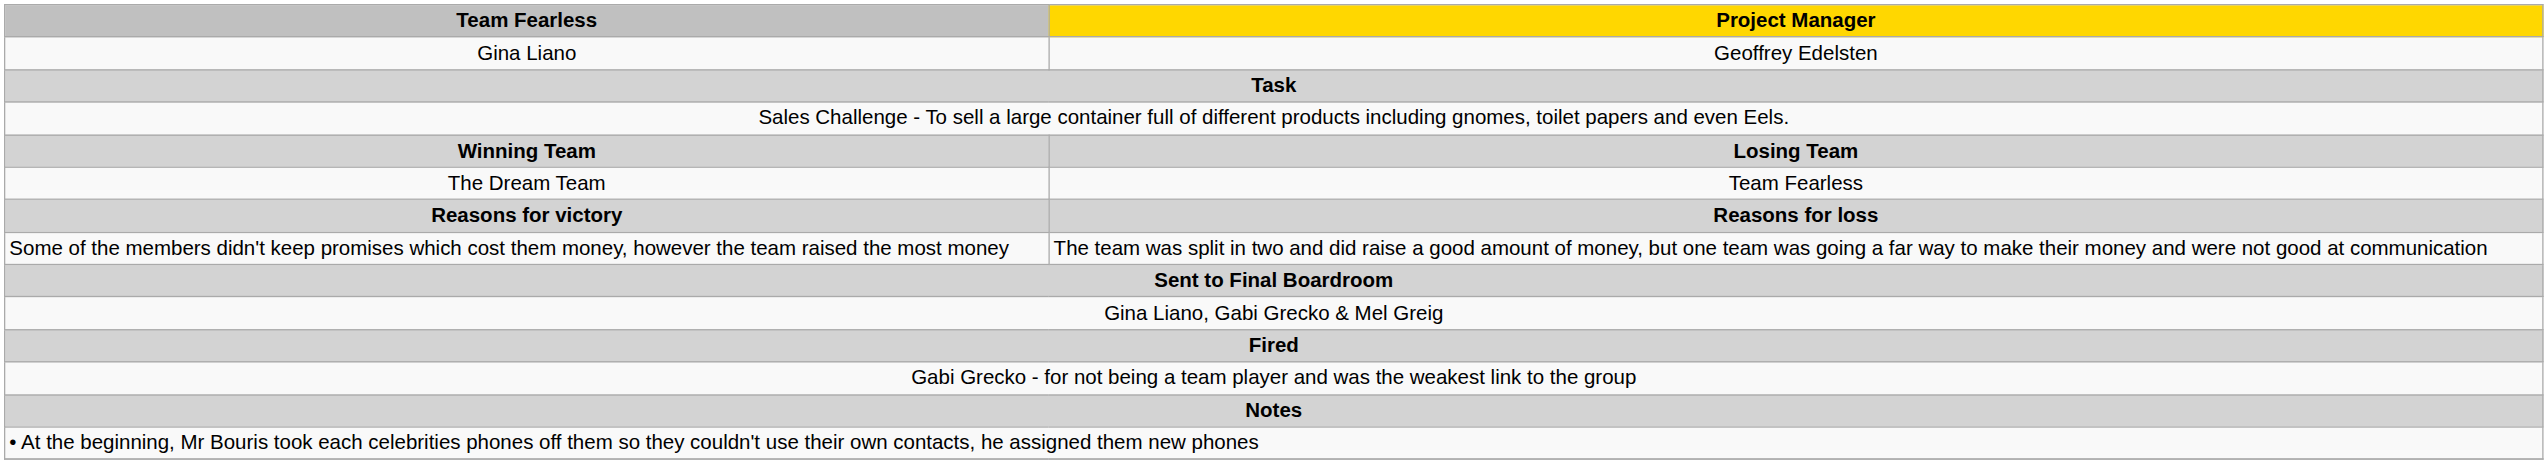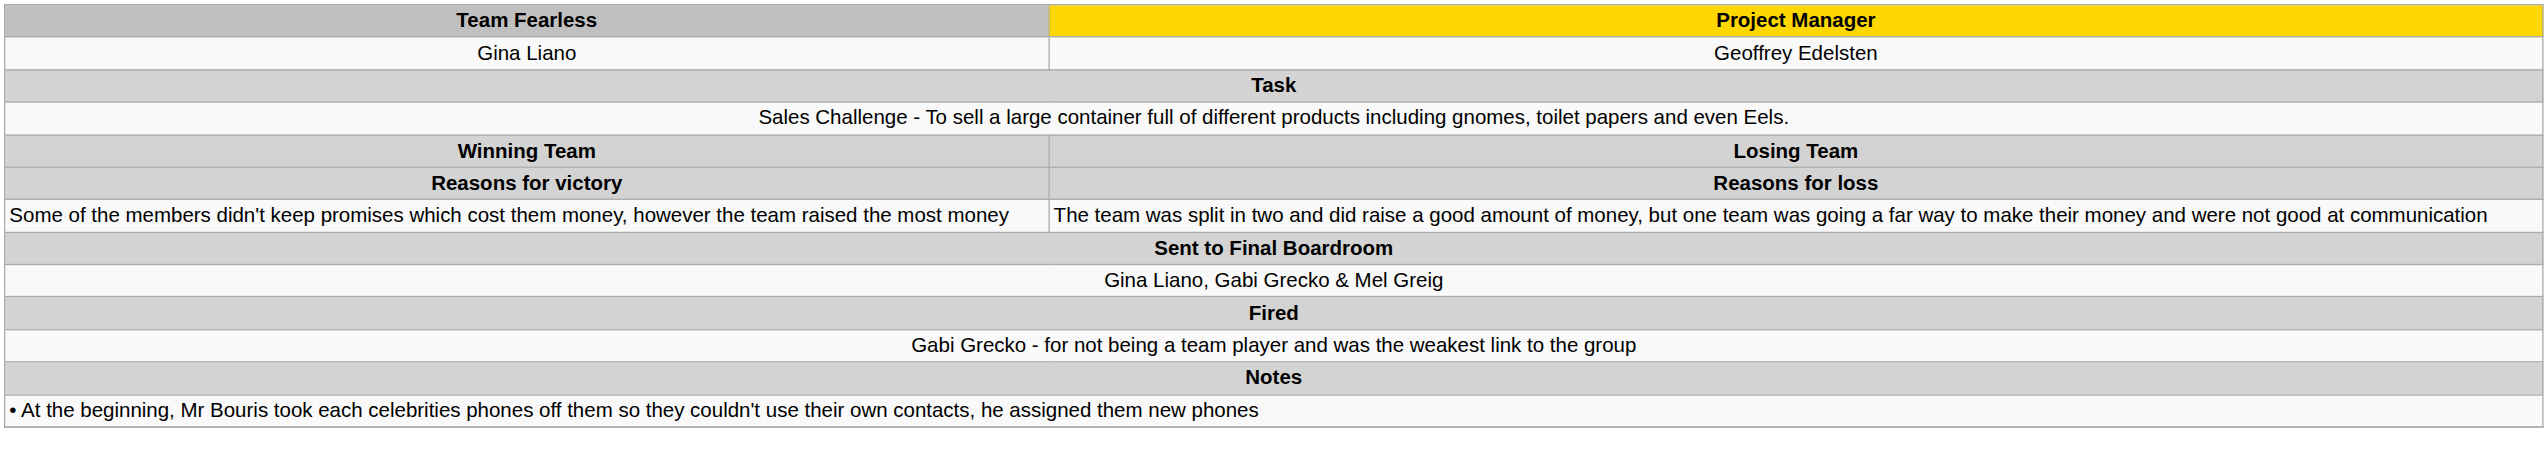- row: (527, 183)
